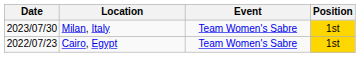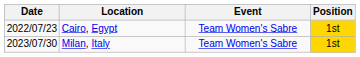rows swapped: (89, 44) <-> (86, 28)
